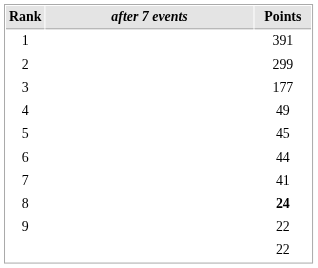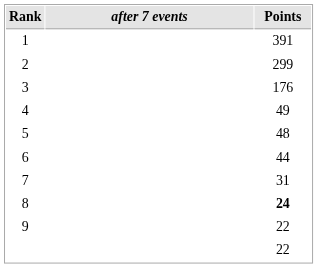(283, 87) 177 -> (283, 87) 176
(283, 134) 45 -> (283, 134) 48
(283, 180) 41 -> (283, 180) 31
